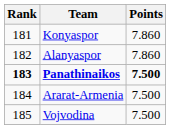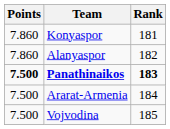columns swapped: (22, 14) <-> (146, 14)
